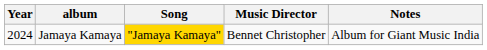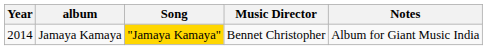(20, 34) 2024 -> (20, 34) 2014
